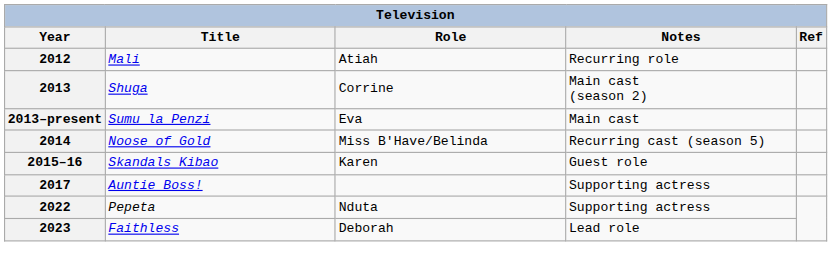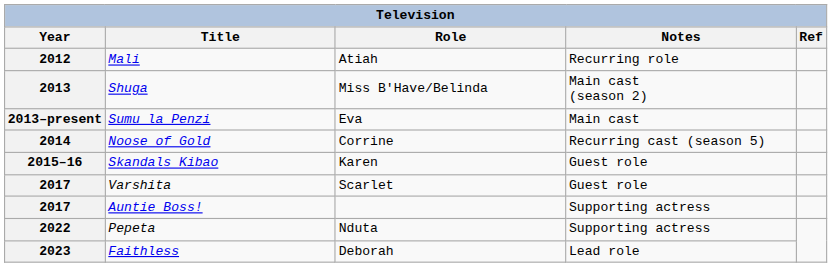(366, 89) Corrine -> (413, 89) Miss B'Have/Belinda
(413, 141) Miss B'Have/Belinda -> (366, 141) Corrine
+ row: (140, 185)
